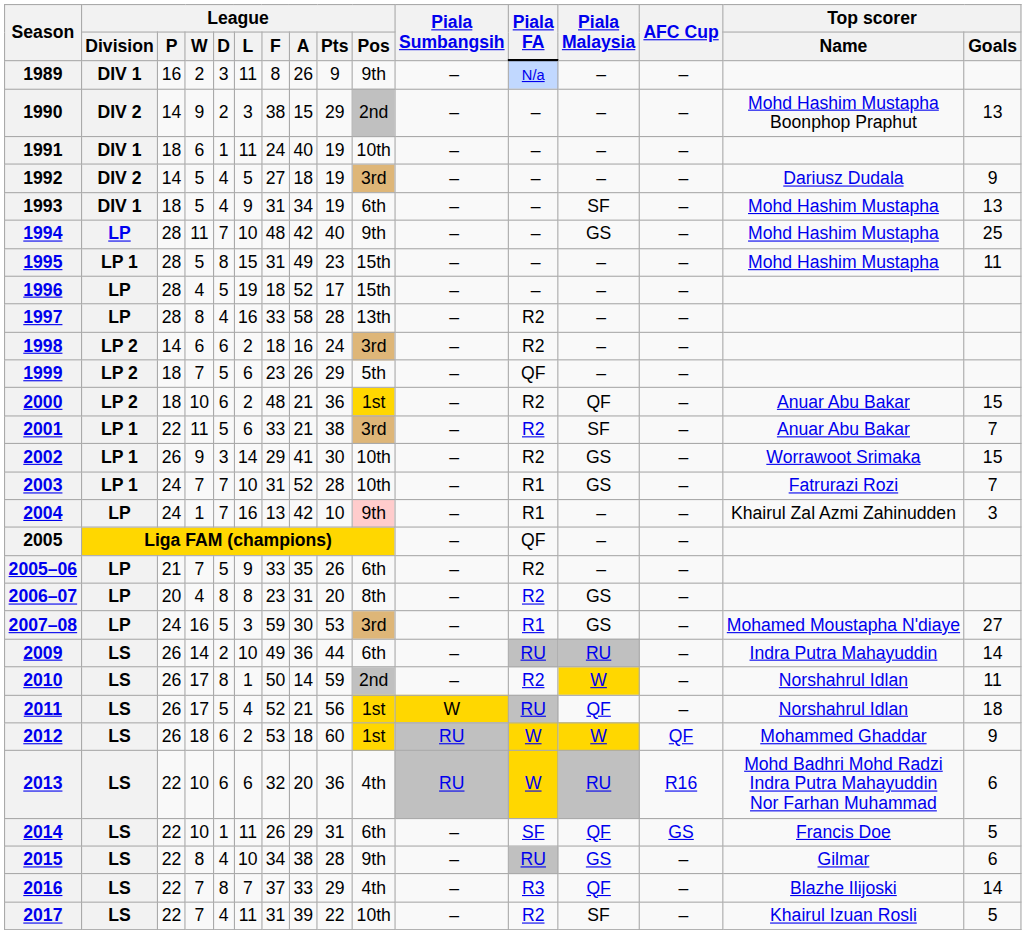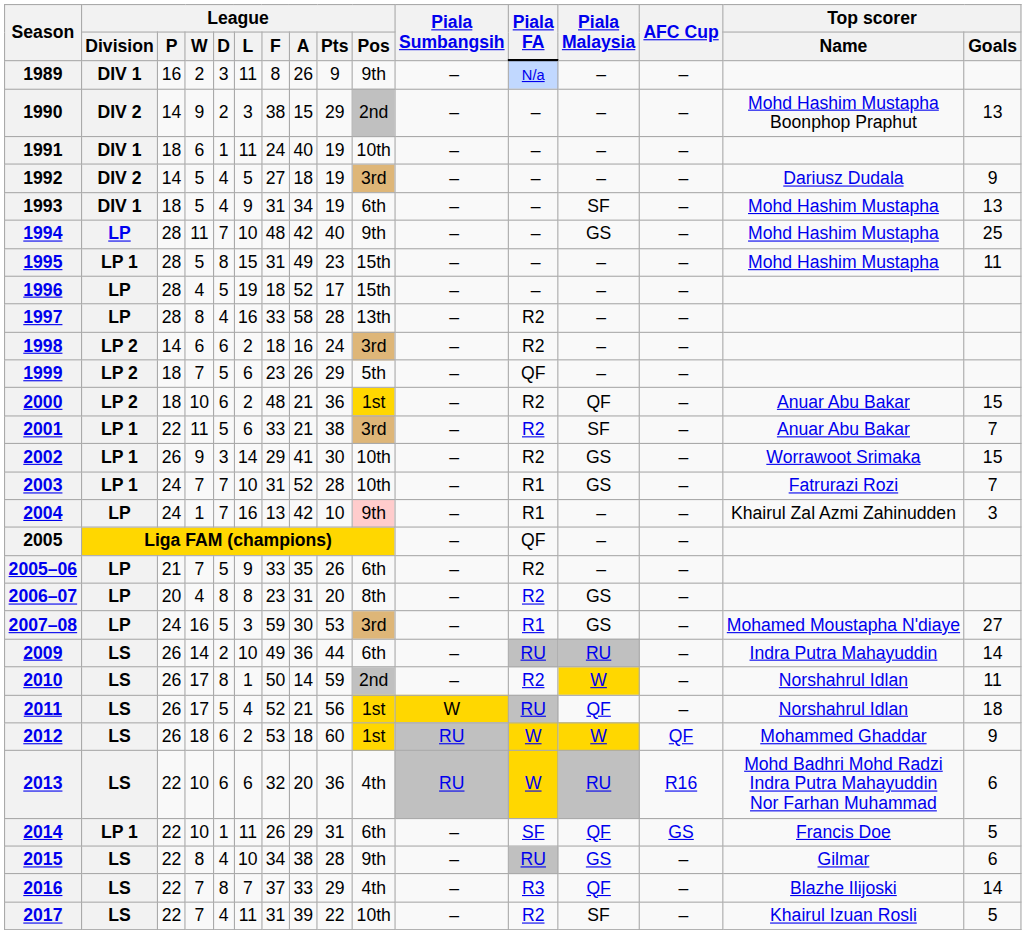(119, 832) LS -> (119, 832) LP 1
